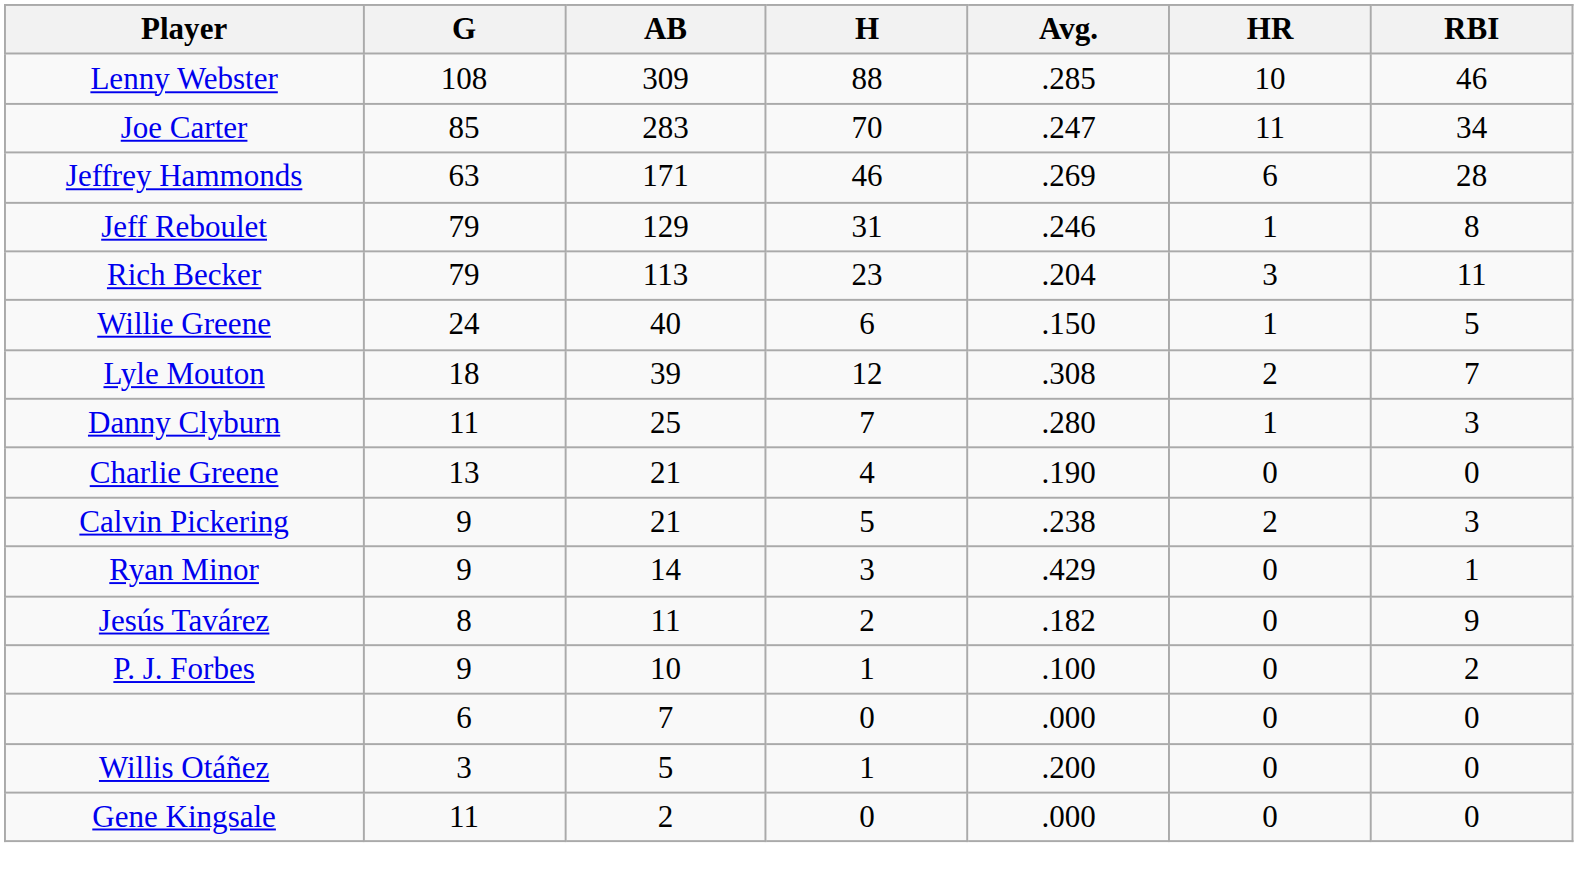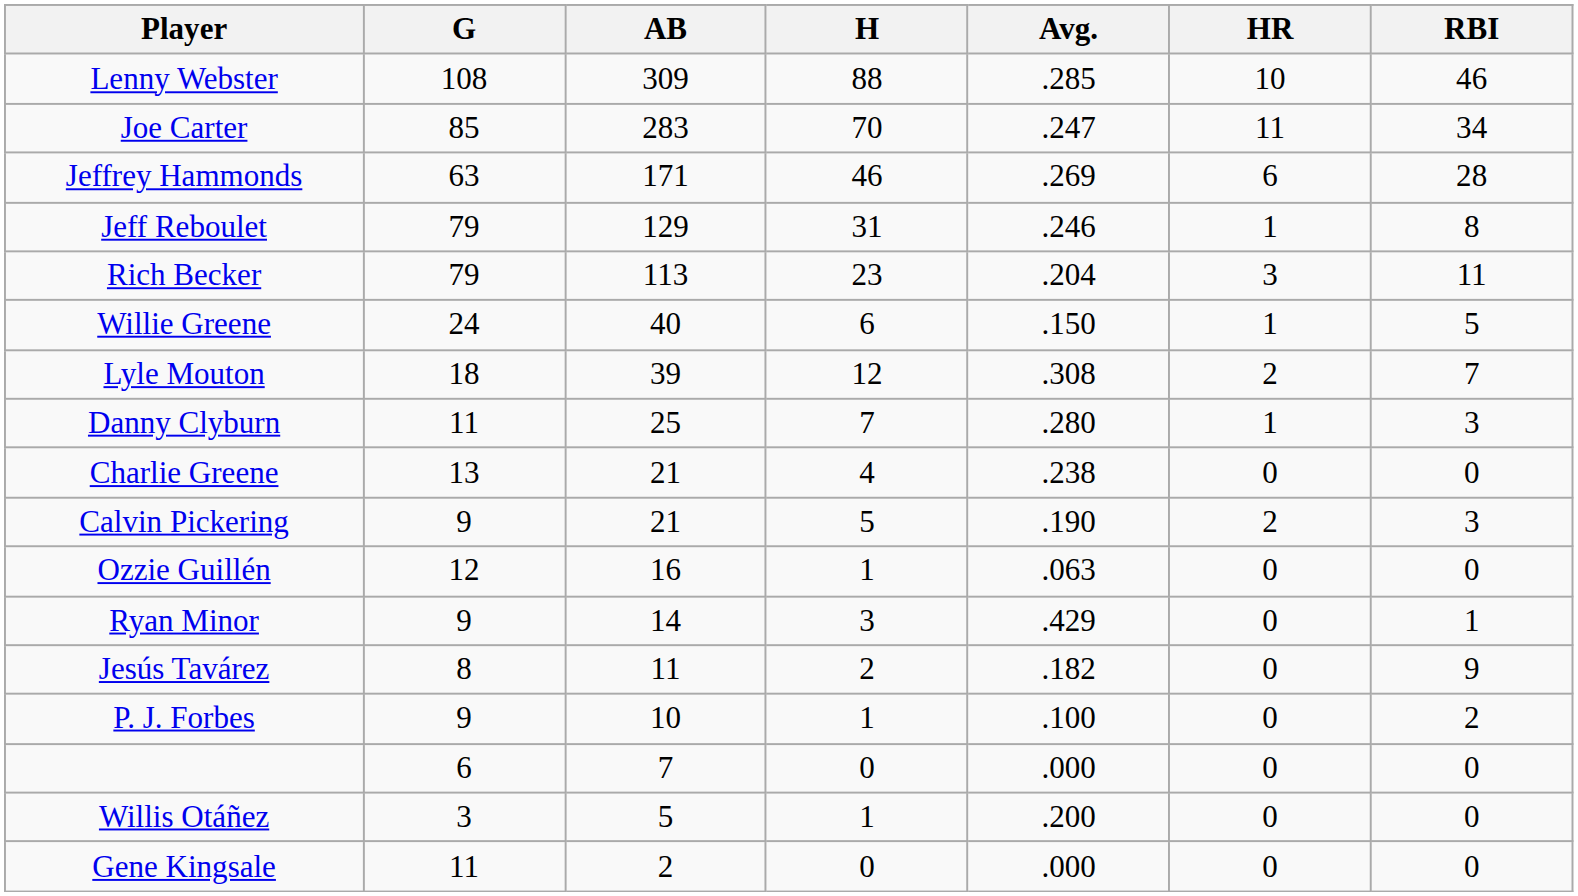(1069, 472) .190 -> (1069, 472) .238
(1069, 521) .238 -> (1069, 521) .190
+ row: (184, 570)
